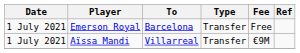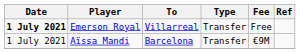(36, 26) normal -> (36, 26) bold
(169, 26) Barcelona -> (172, 26) Villarreal
(172, 41) Villarreal -> (169, 41) Barcelona
